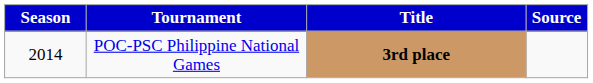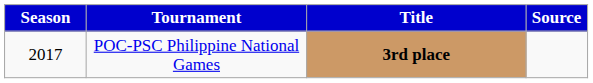(46, 54) 2014 -> (46, 54) 2017
